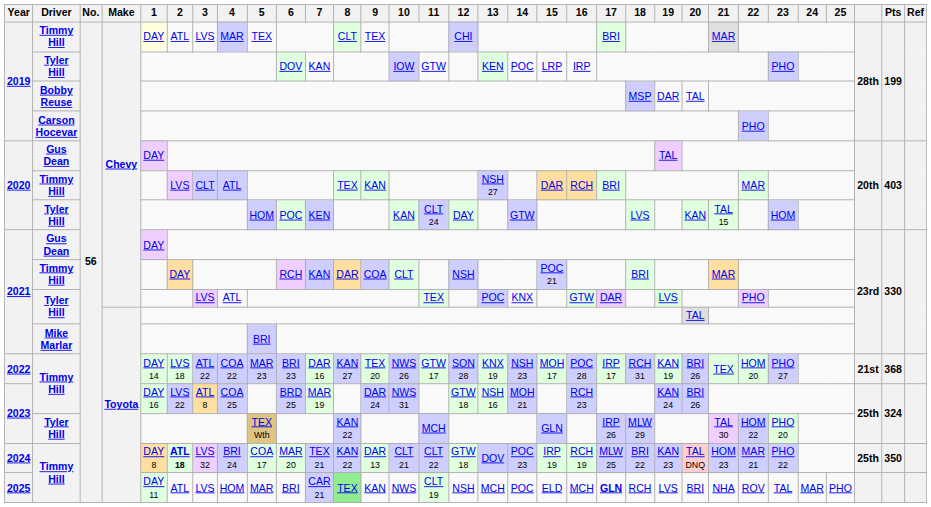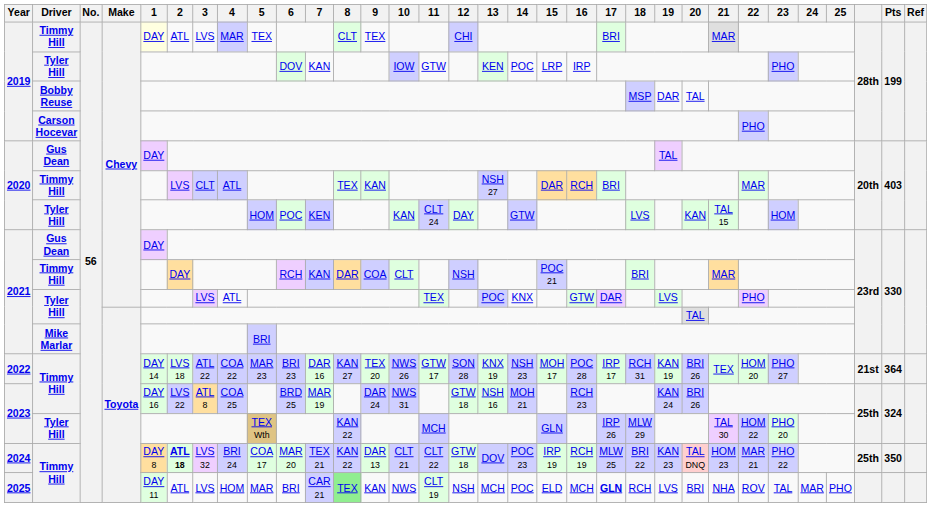(893, 369) 368 -> (893, 369) 364
